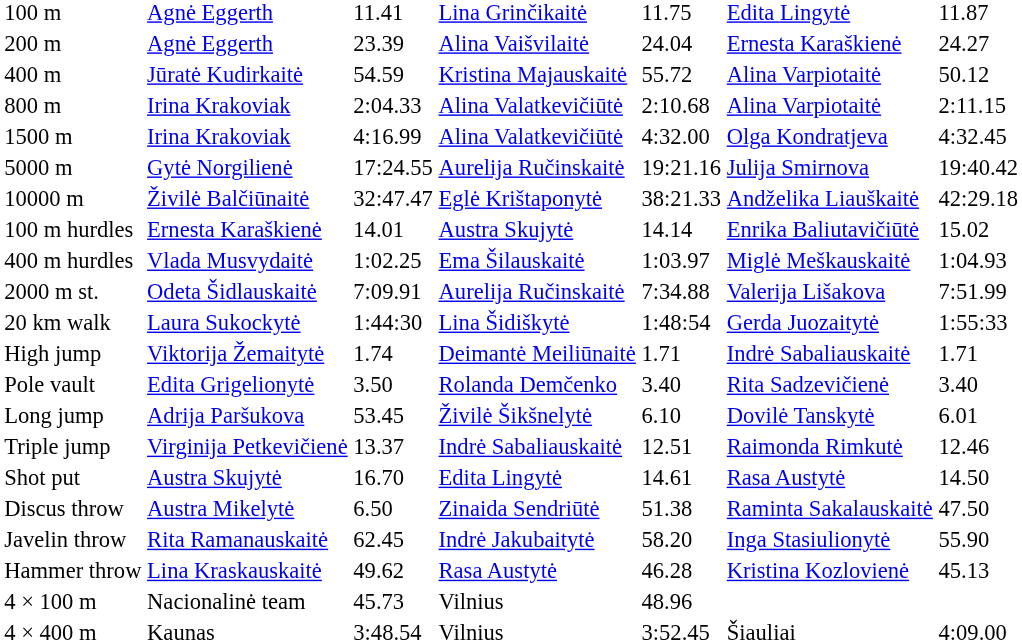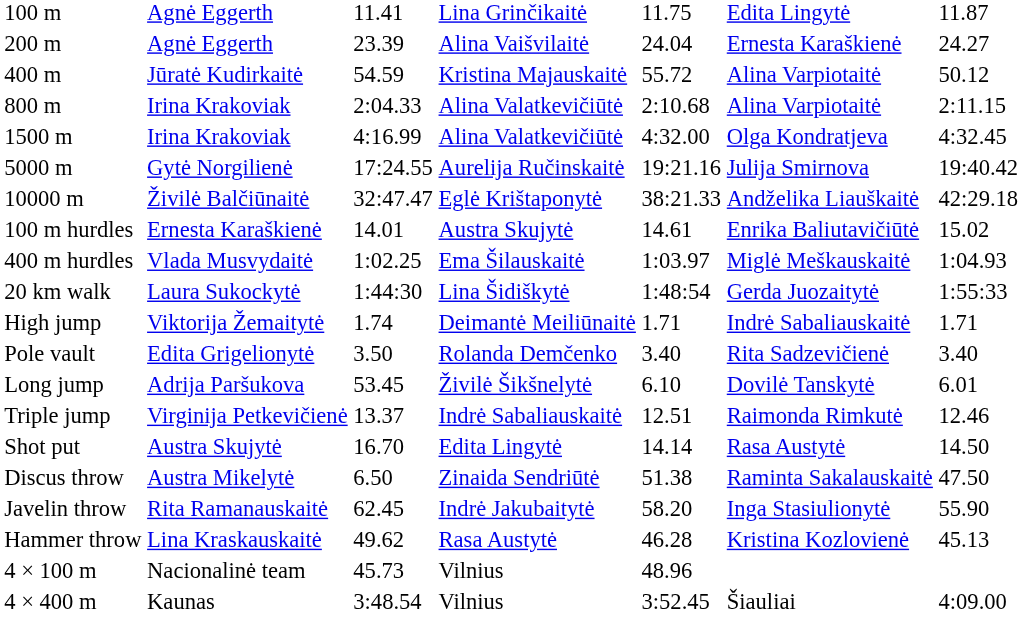(667, 229) 14.14 -> (667, 229) 14.61
- row: (52, 291)
(667, 478) 14.61 -> (667, 446) 14.14
